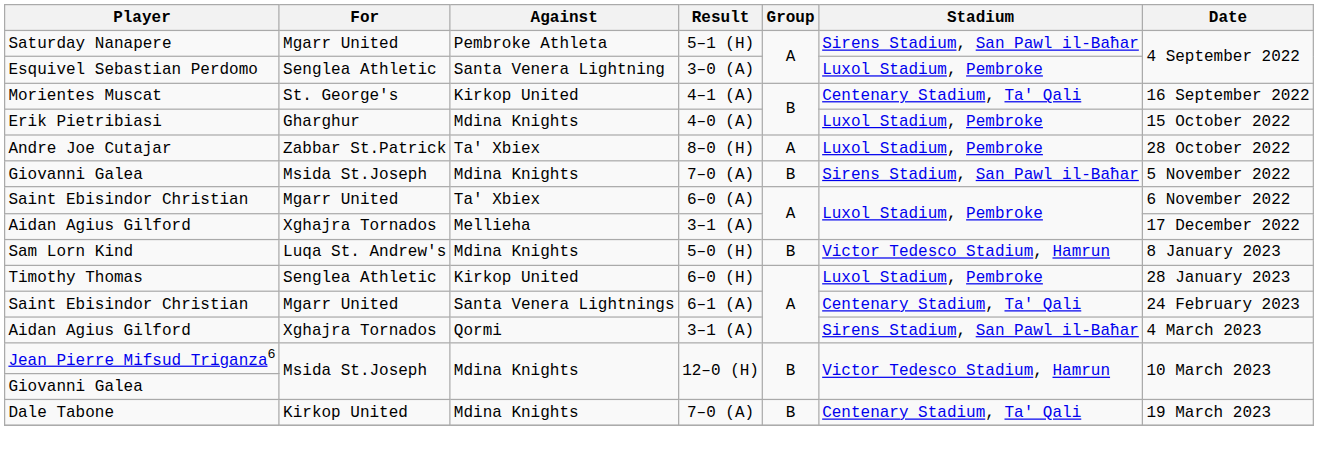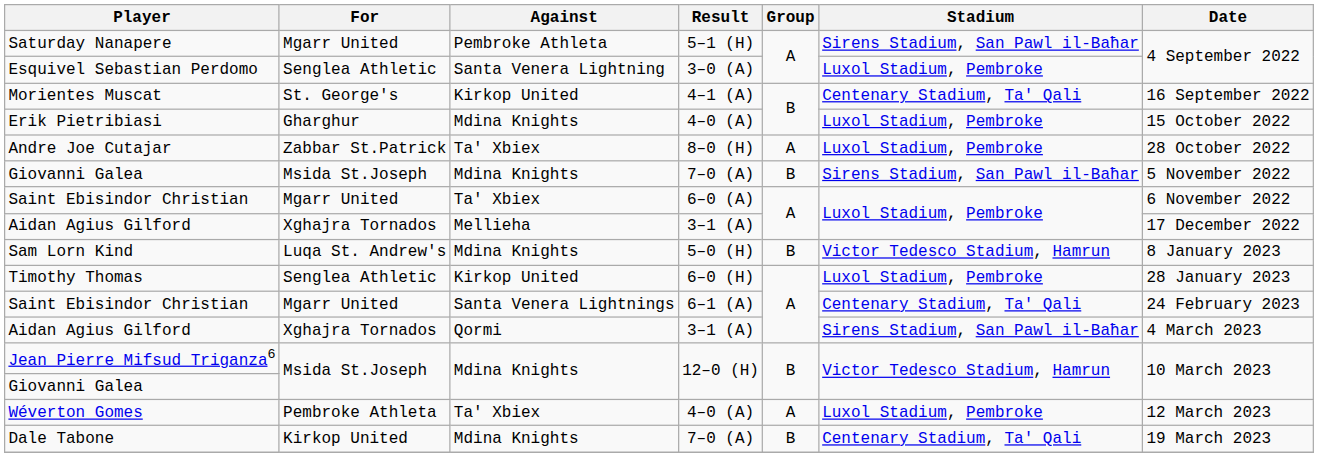+ row: (76, 413)
